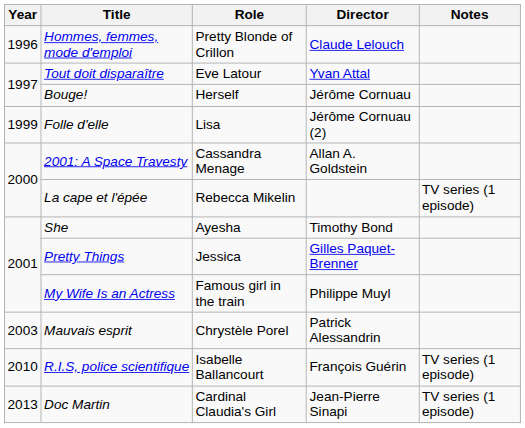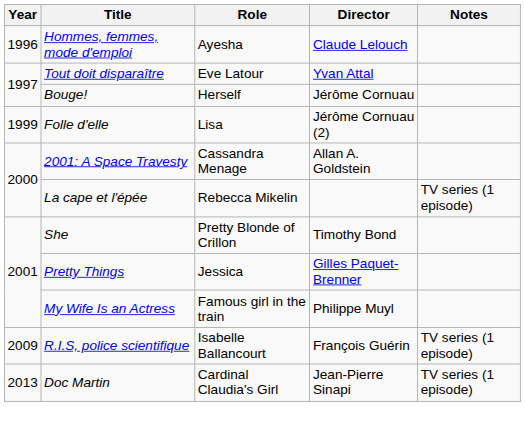(244, 44) Pretty Blonde of Crillon -> (220, 44) Ayesha
(218, 227) Ayesha -> (246, 235) Pretty Blonde of Crillon
- row: (88, 330)
(23, 367) 2010 -> (23, 345) 2009
